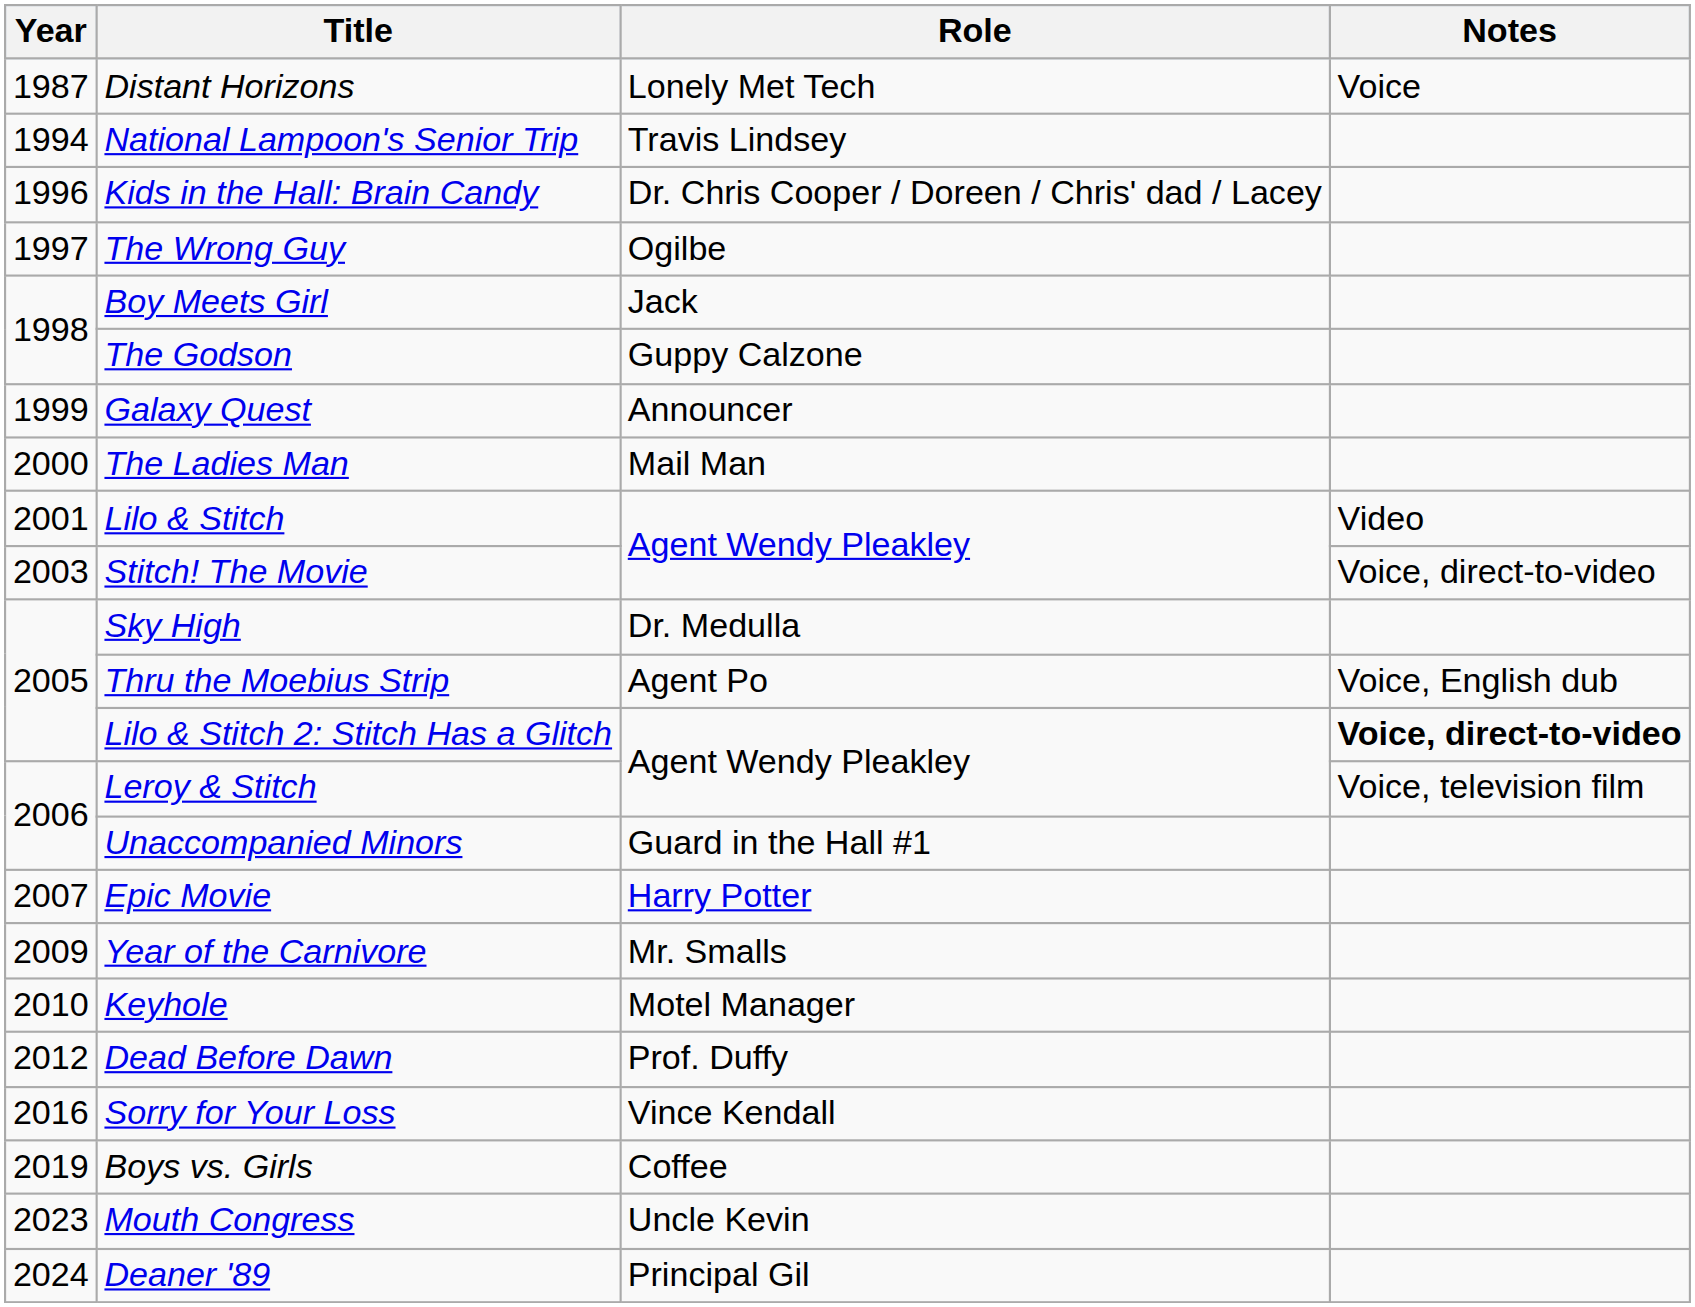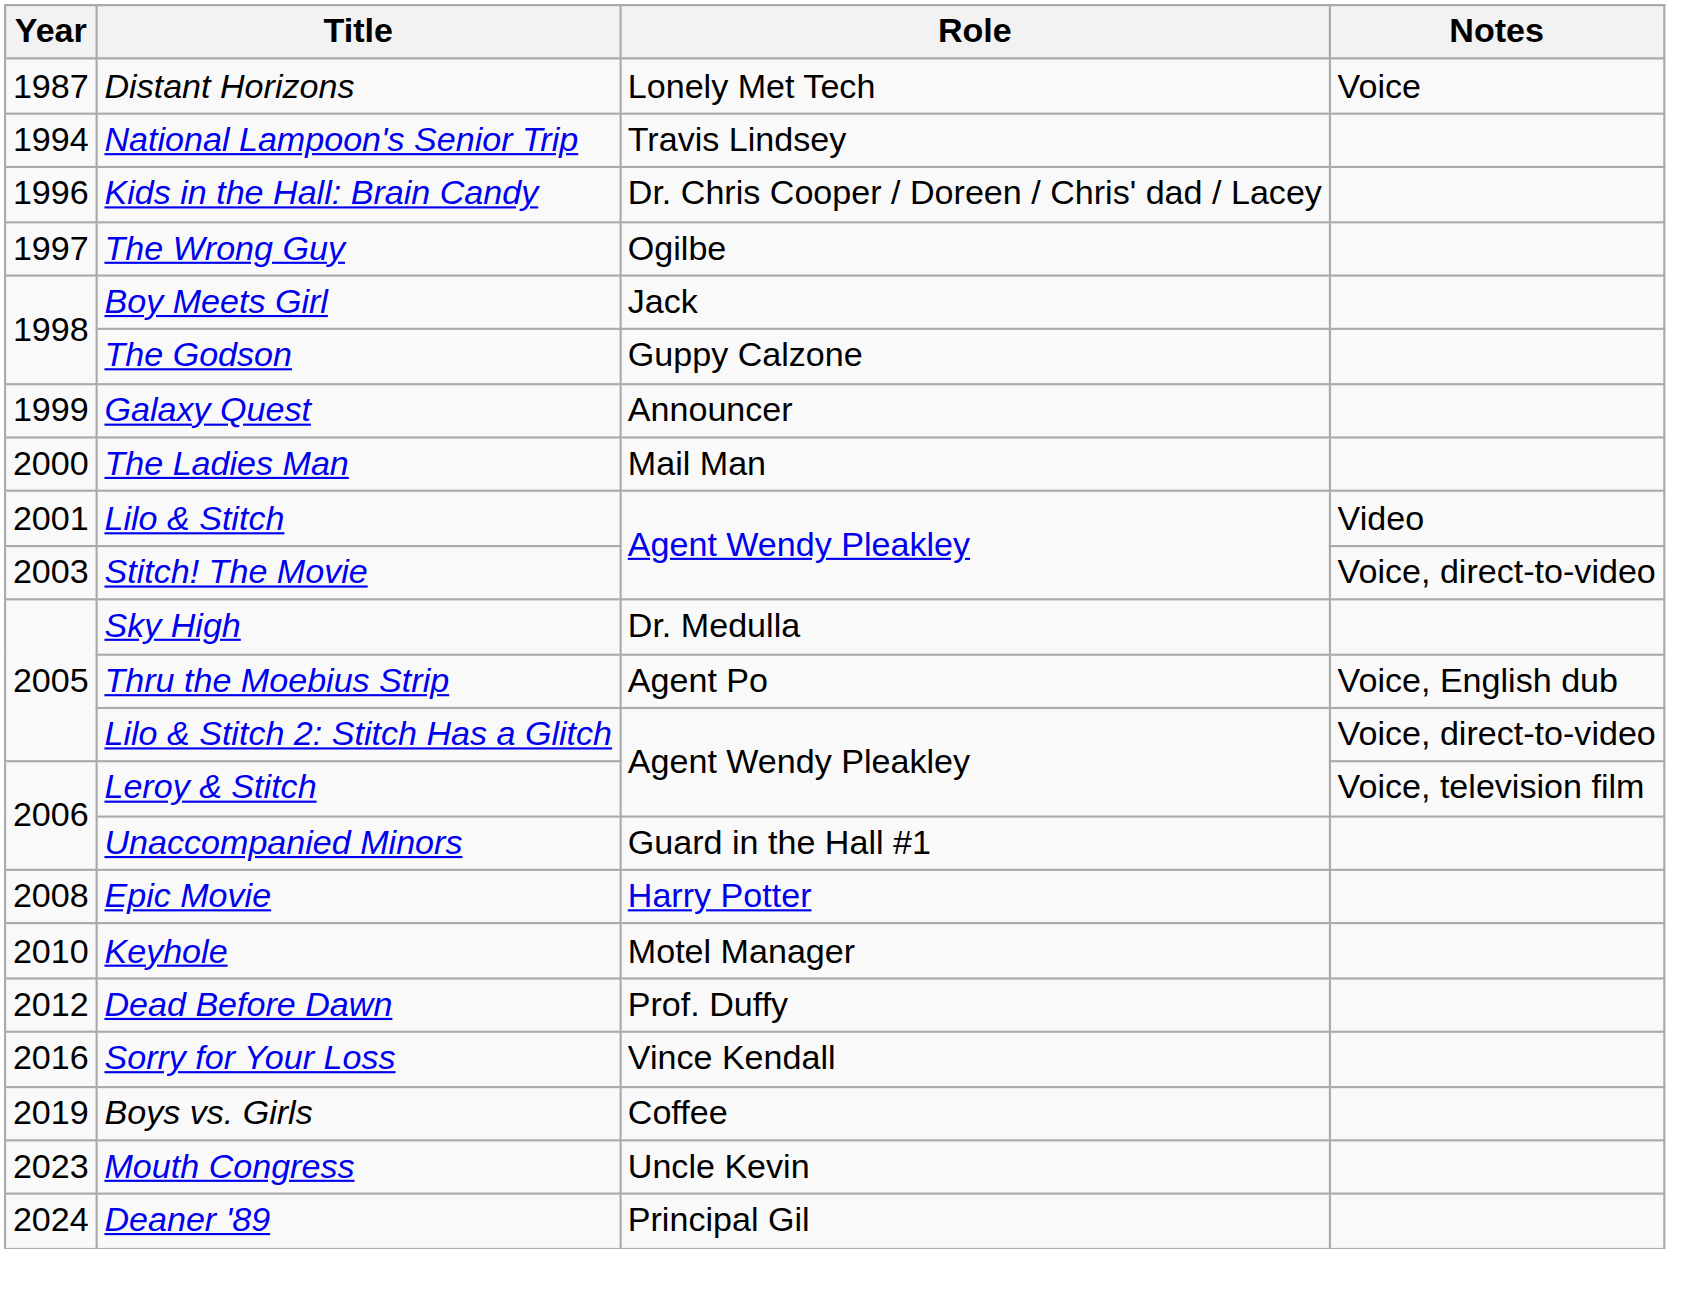(1510, 734) bold -> (1497, 734) normal
(51, 896) 2007 -> (51, 896) 2008
- row: (265, 950)
